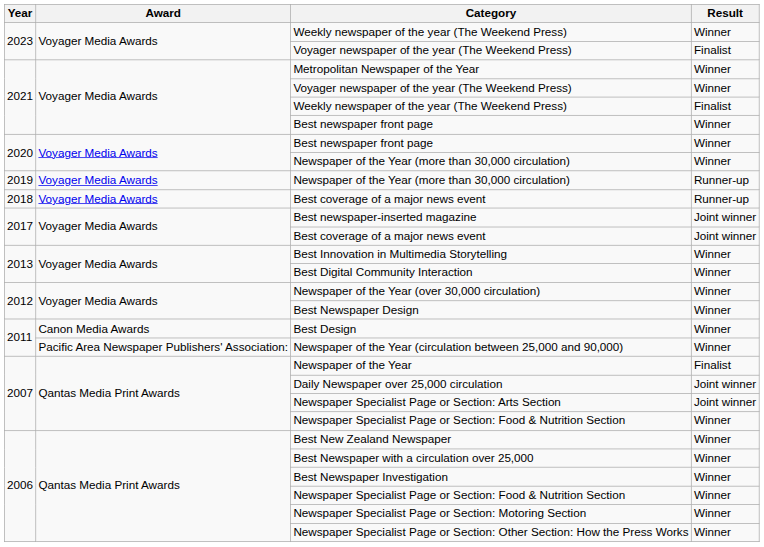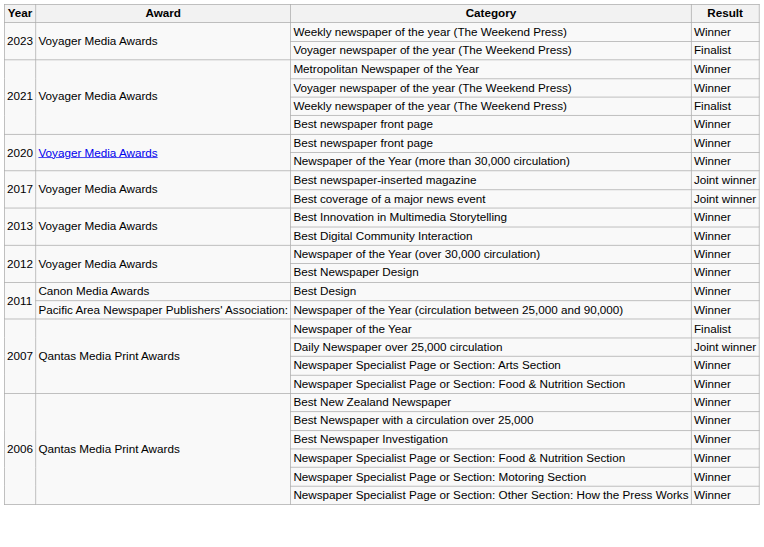- row: (20, 180)
- row: (20, 198)
(725, 402) Joint winner -> (712, 365) Winner
